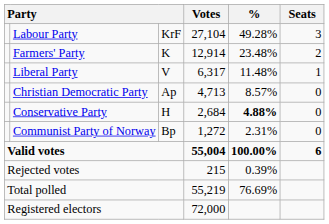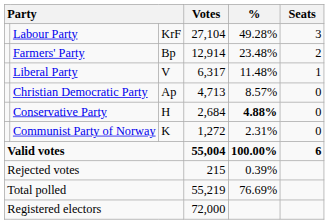(166, 53) K -> (168, 53) Bp
(168, 131) Bp -> (166, 131) K
